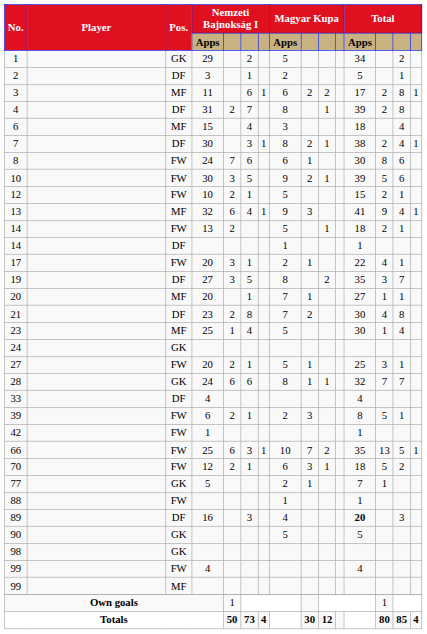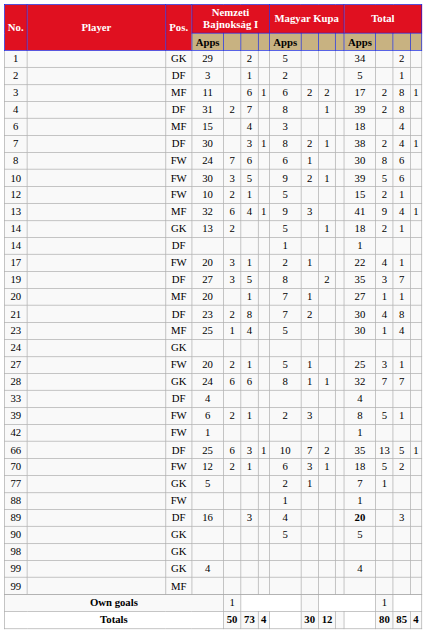(179, 229) FW -> (179, 229) GK
(179, 450) FW -> (179, 450) DF
(179, 569) FW -> (179, 569) GK
